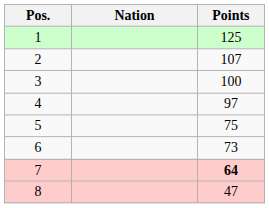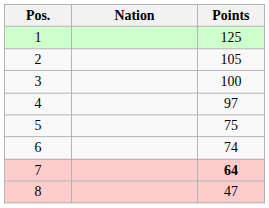(231, 59) 107 -> (231, 59) 105
(231, 147) 73 -> (231, 147) 74
